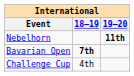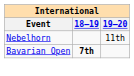(115, 38) bold -> (115, 38) normal
- row: (38, 64)
